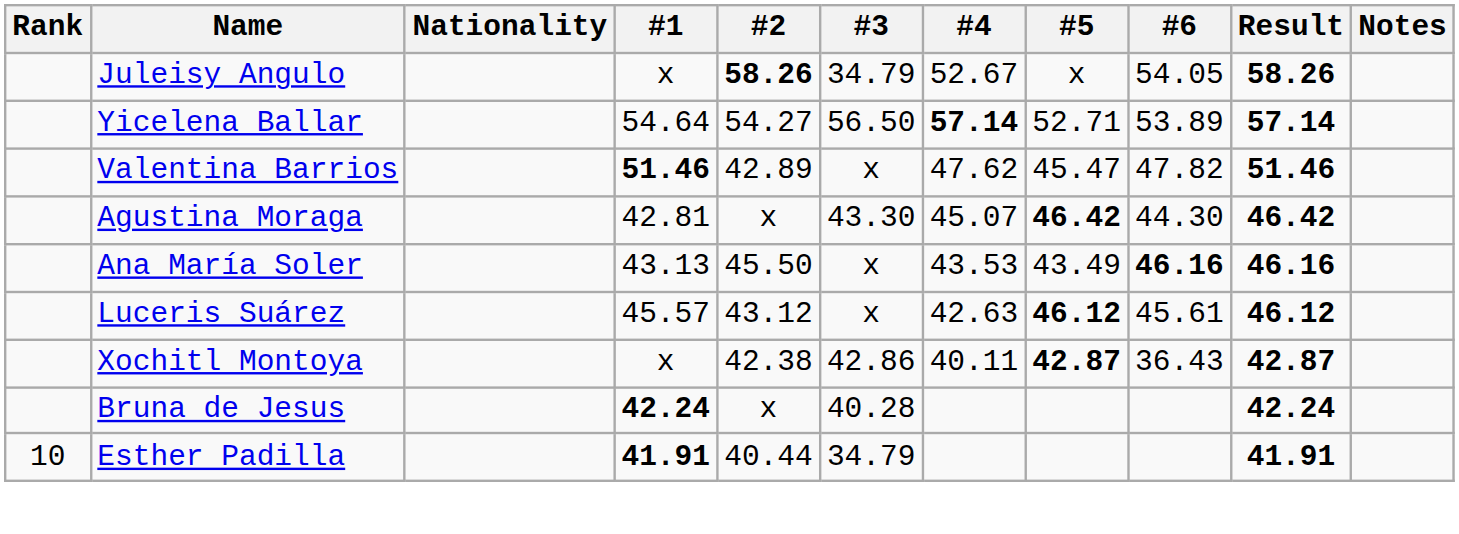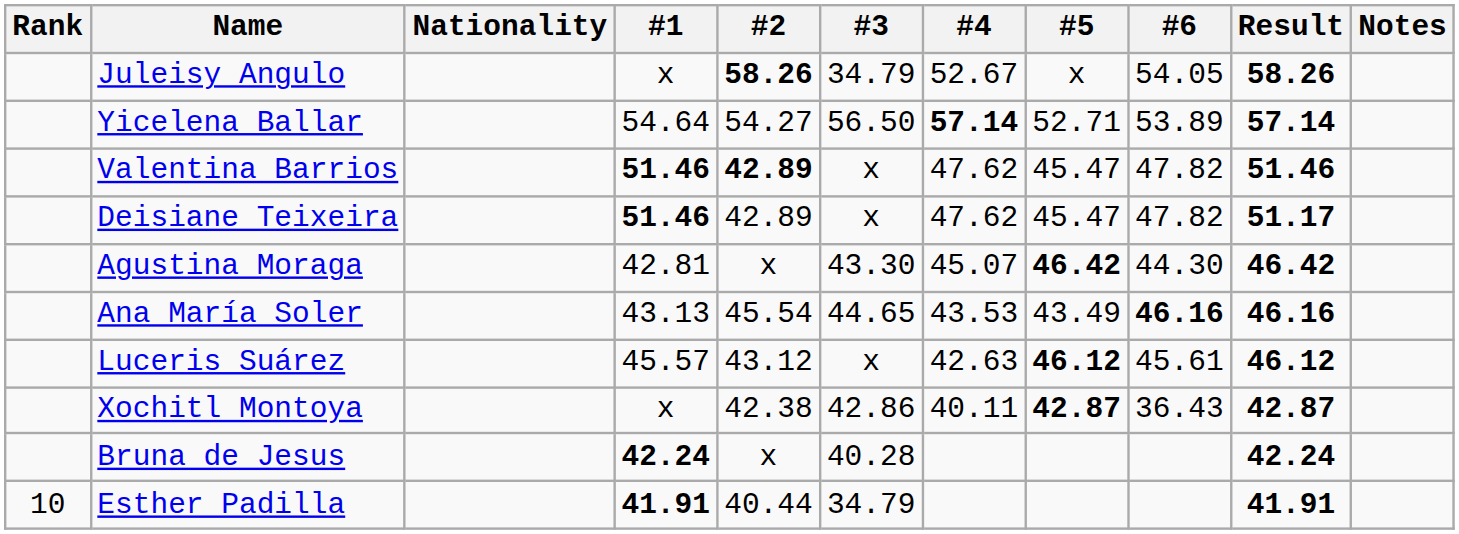(768, 172) normal -> (768, 172) bold
+ row: (248, 220)
(768, 268) 45.50 -> (768, 315) 45.54
(871, 268) x -> (871, 315) 44.65
